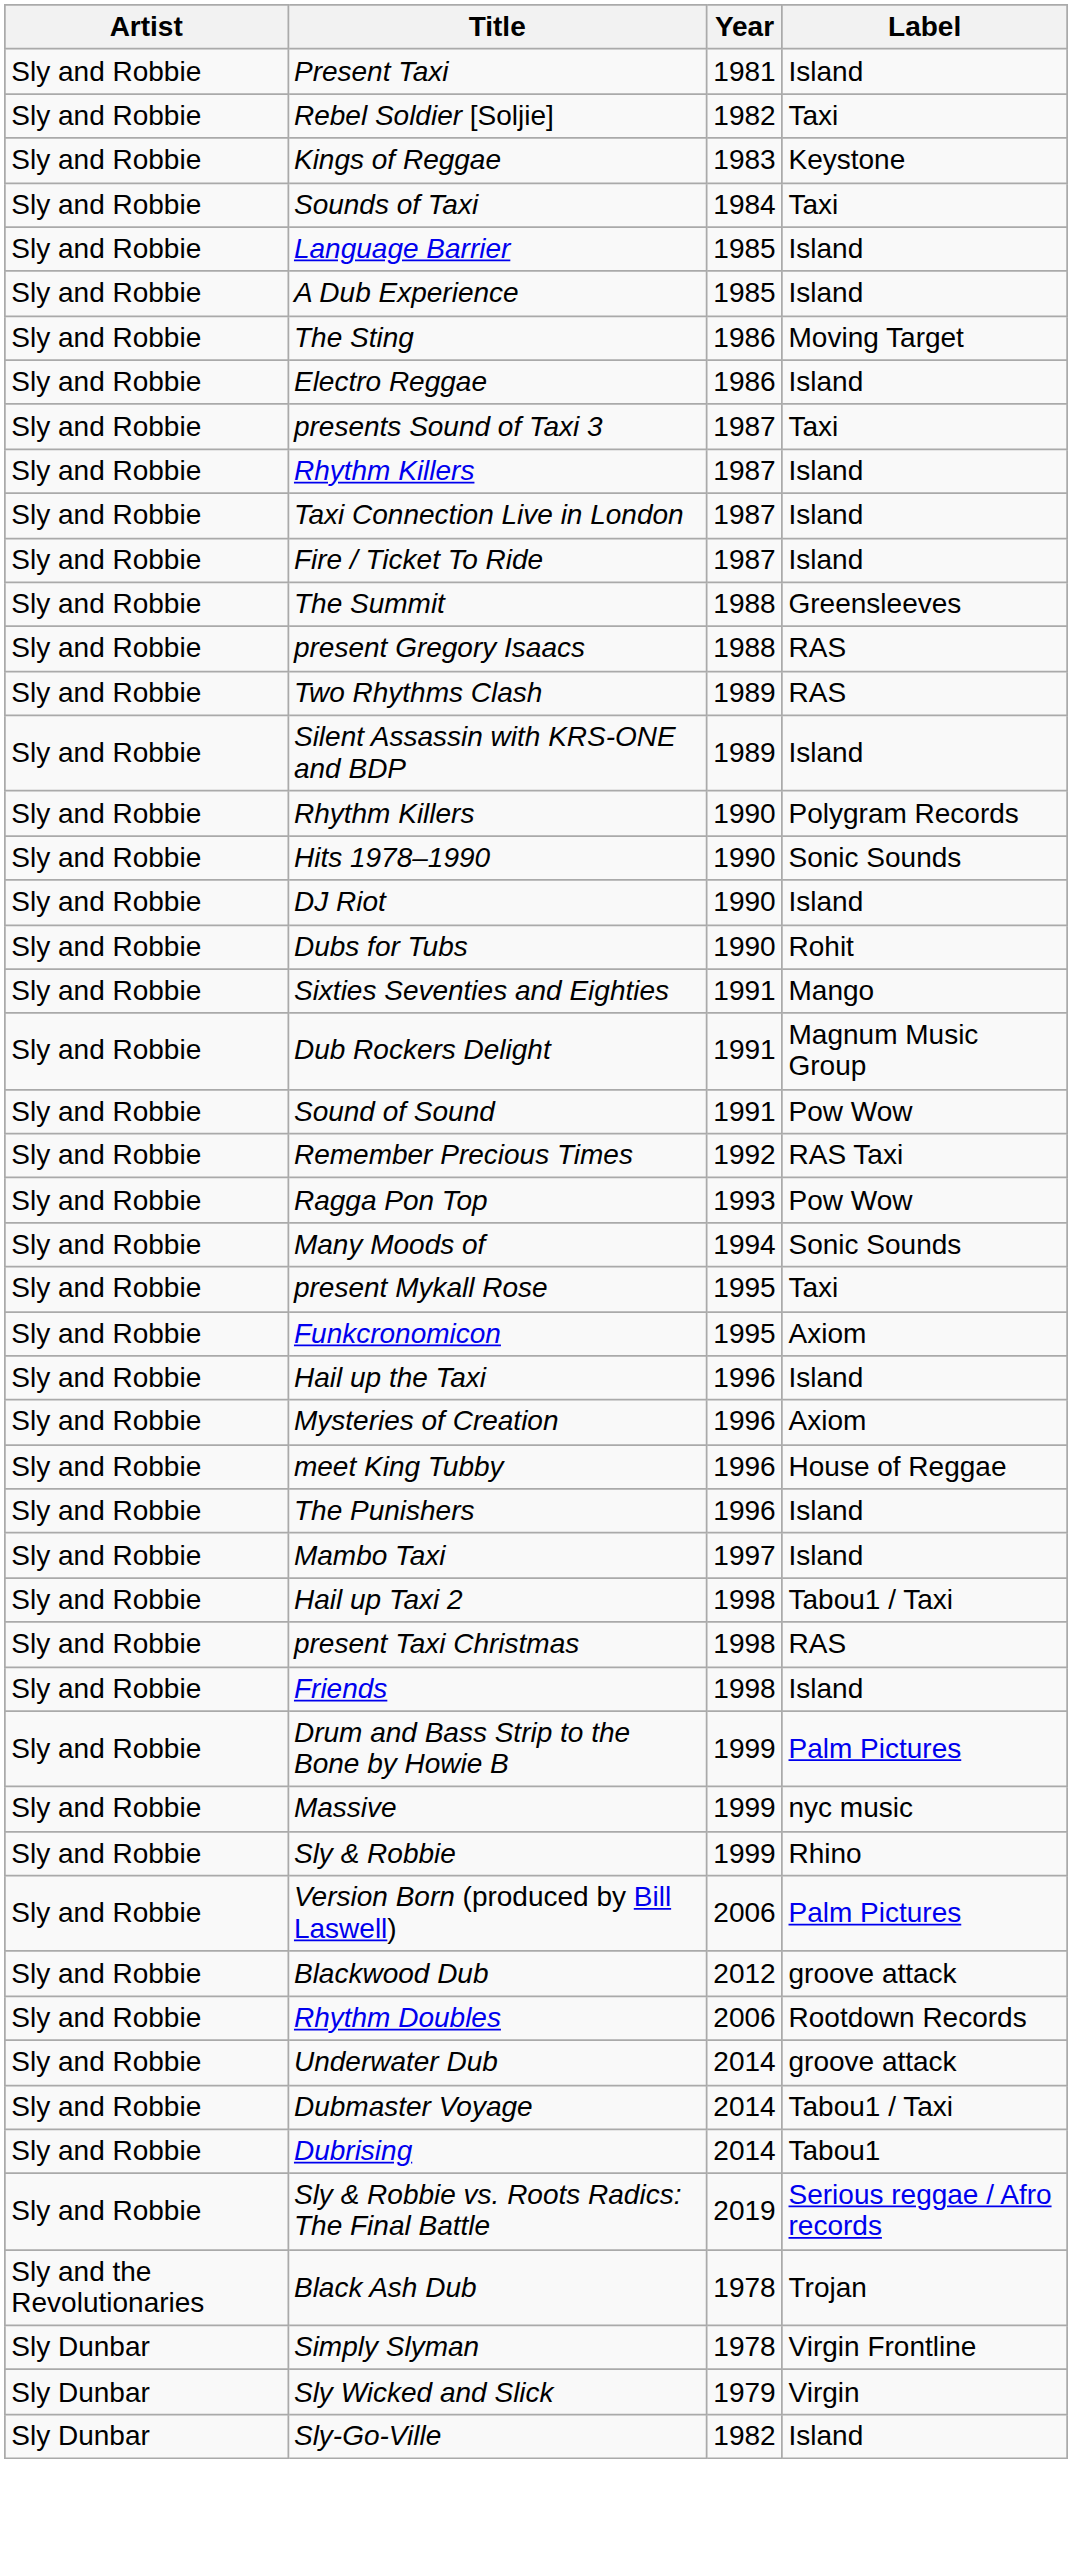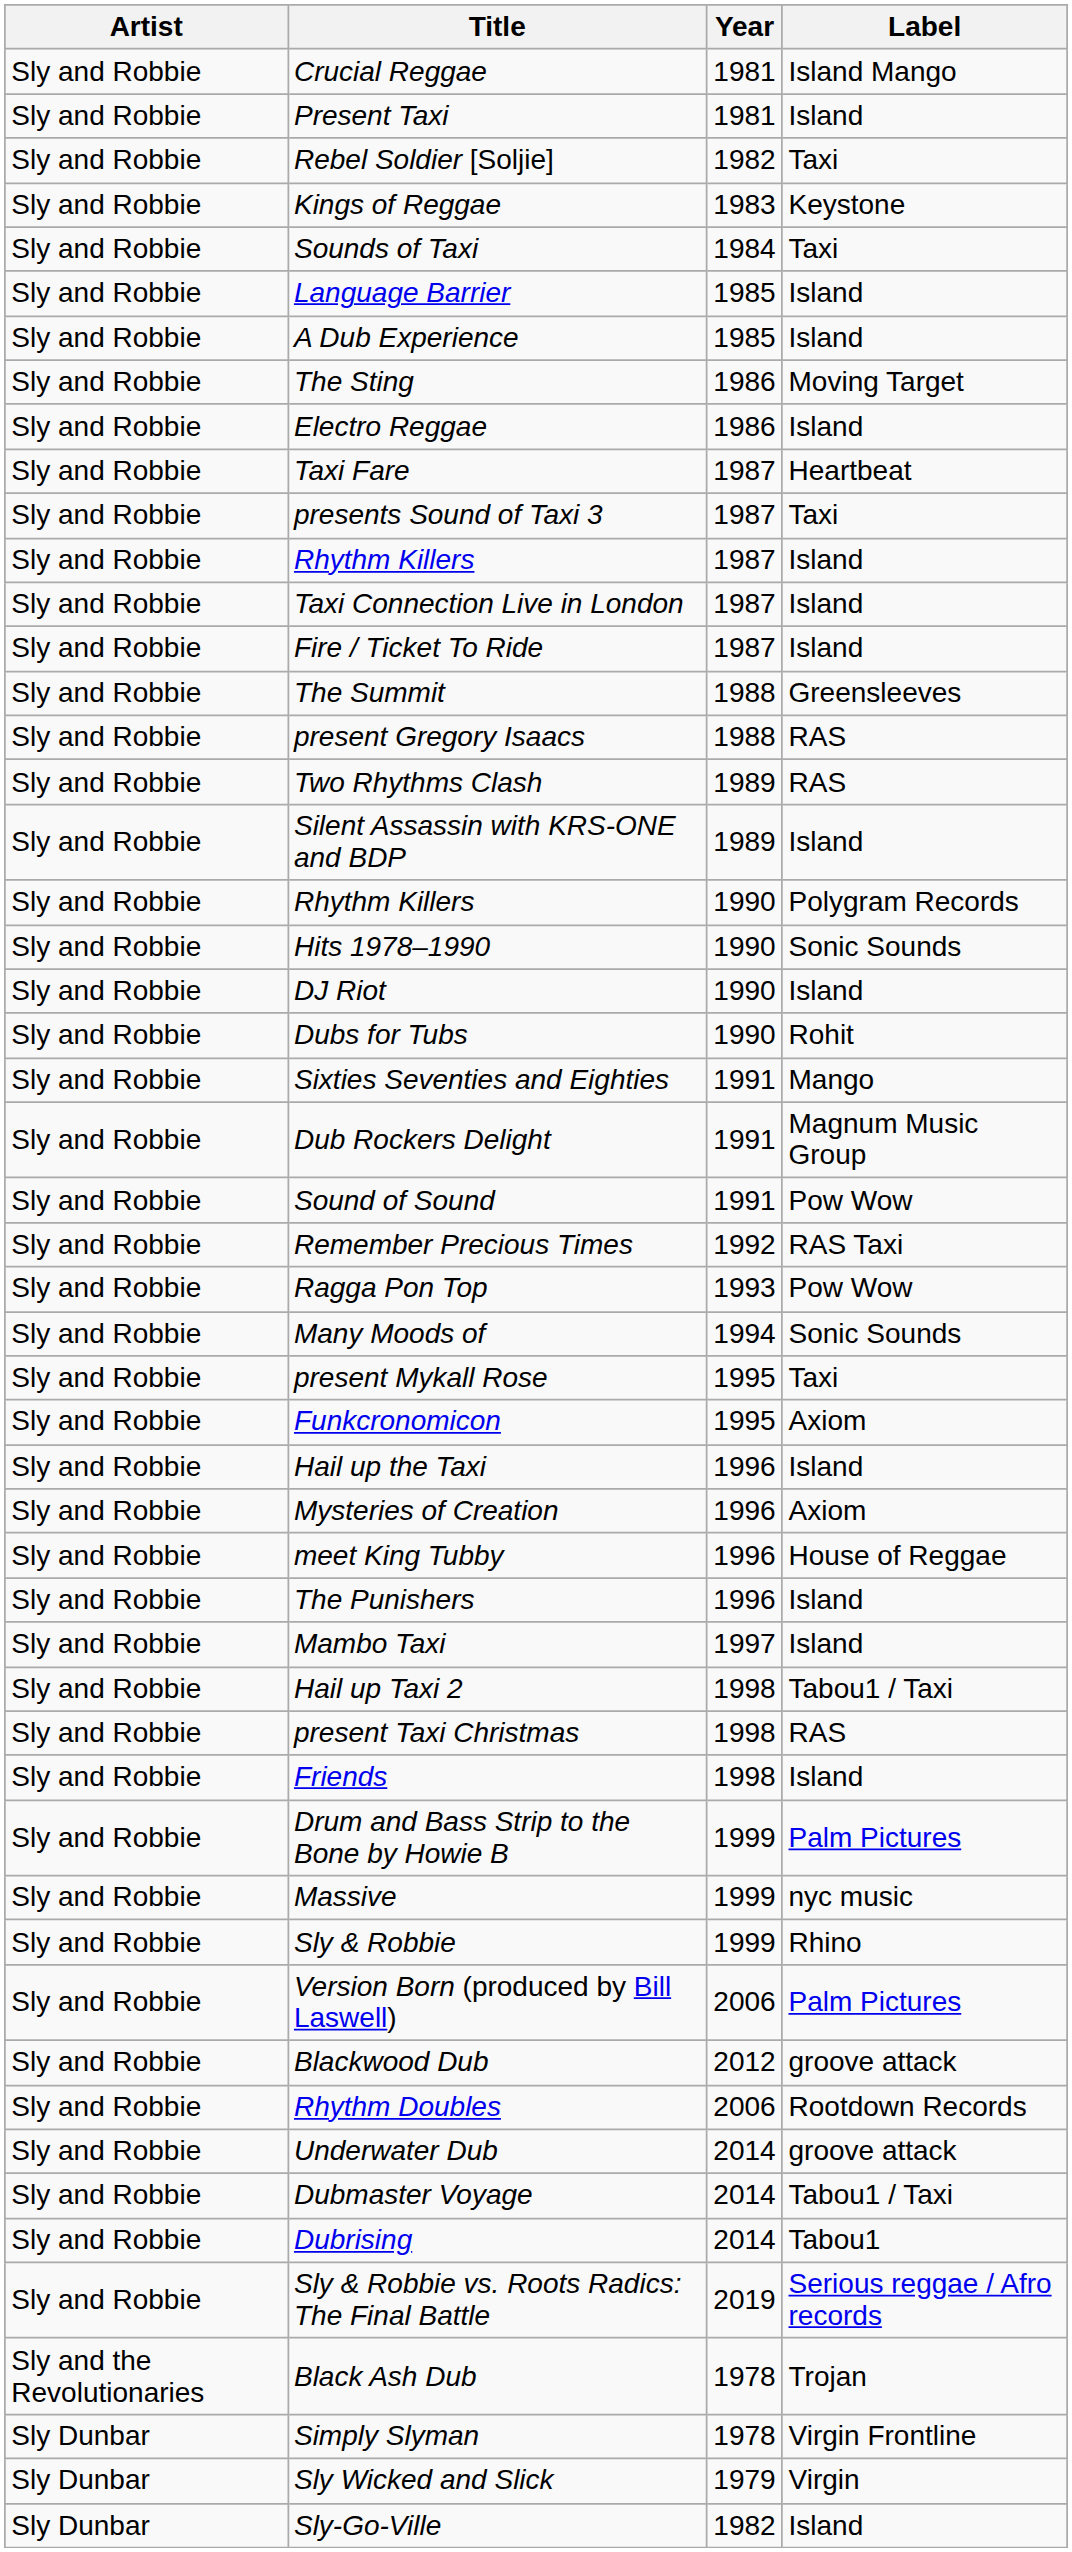+ row: (390, 71)
+ row: (352, 470)
